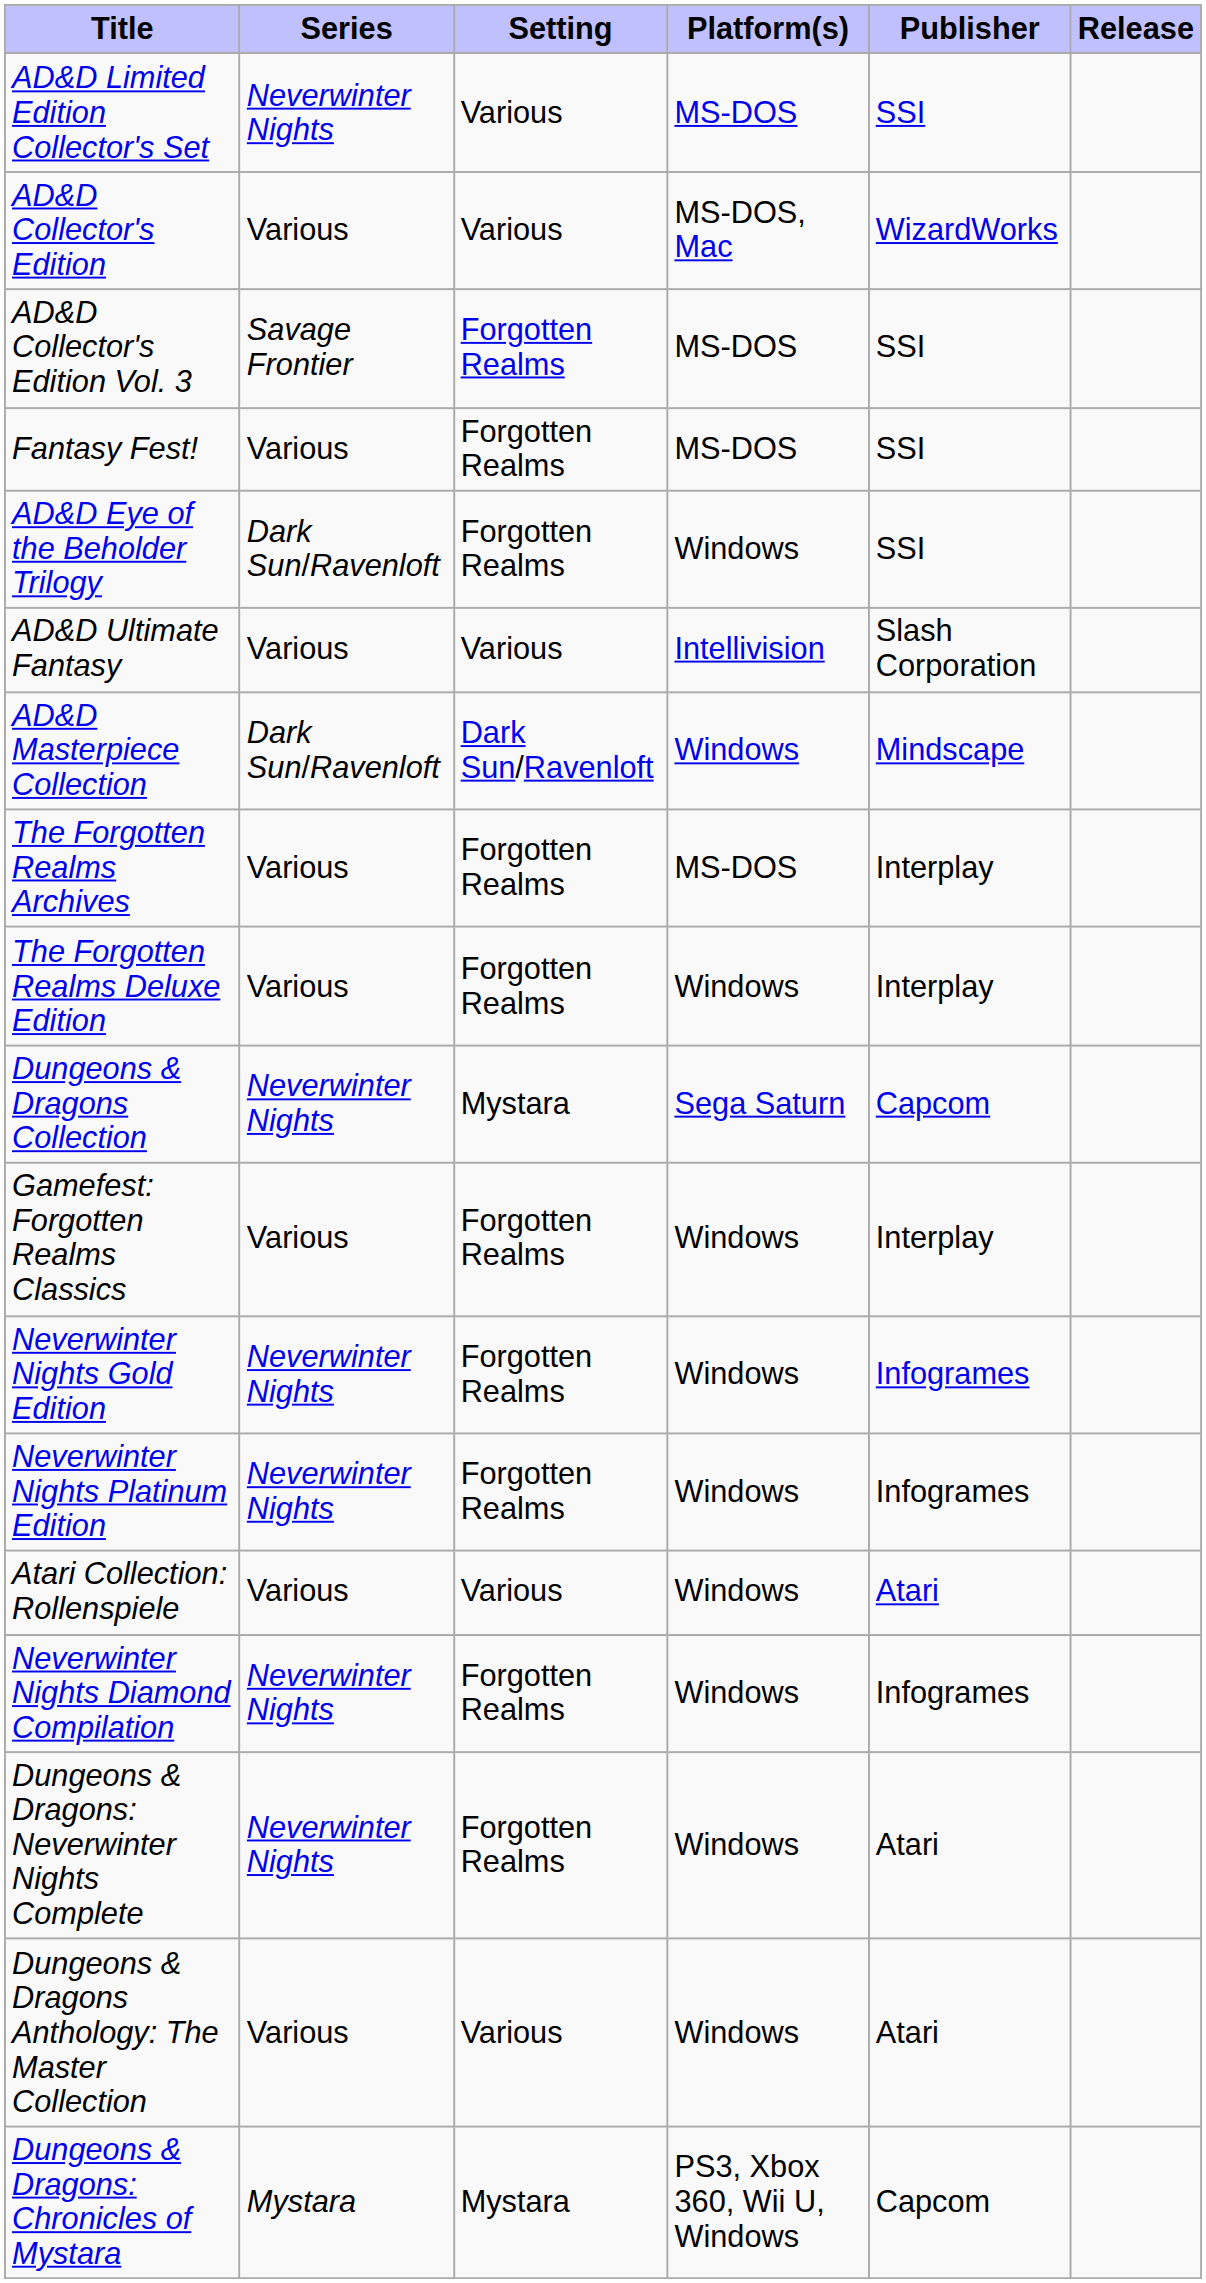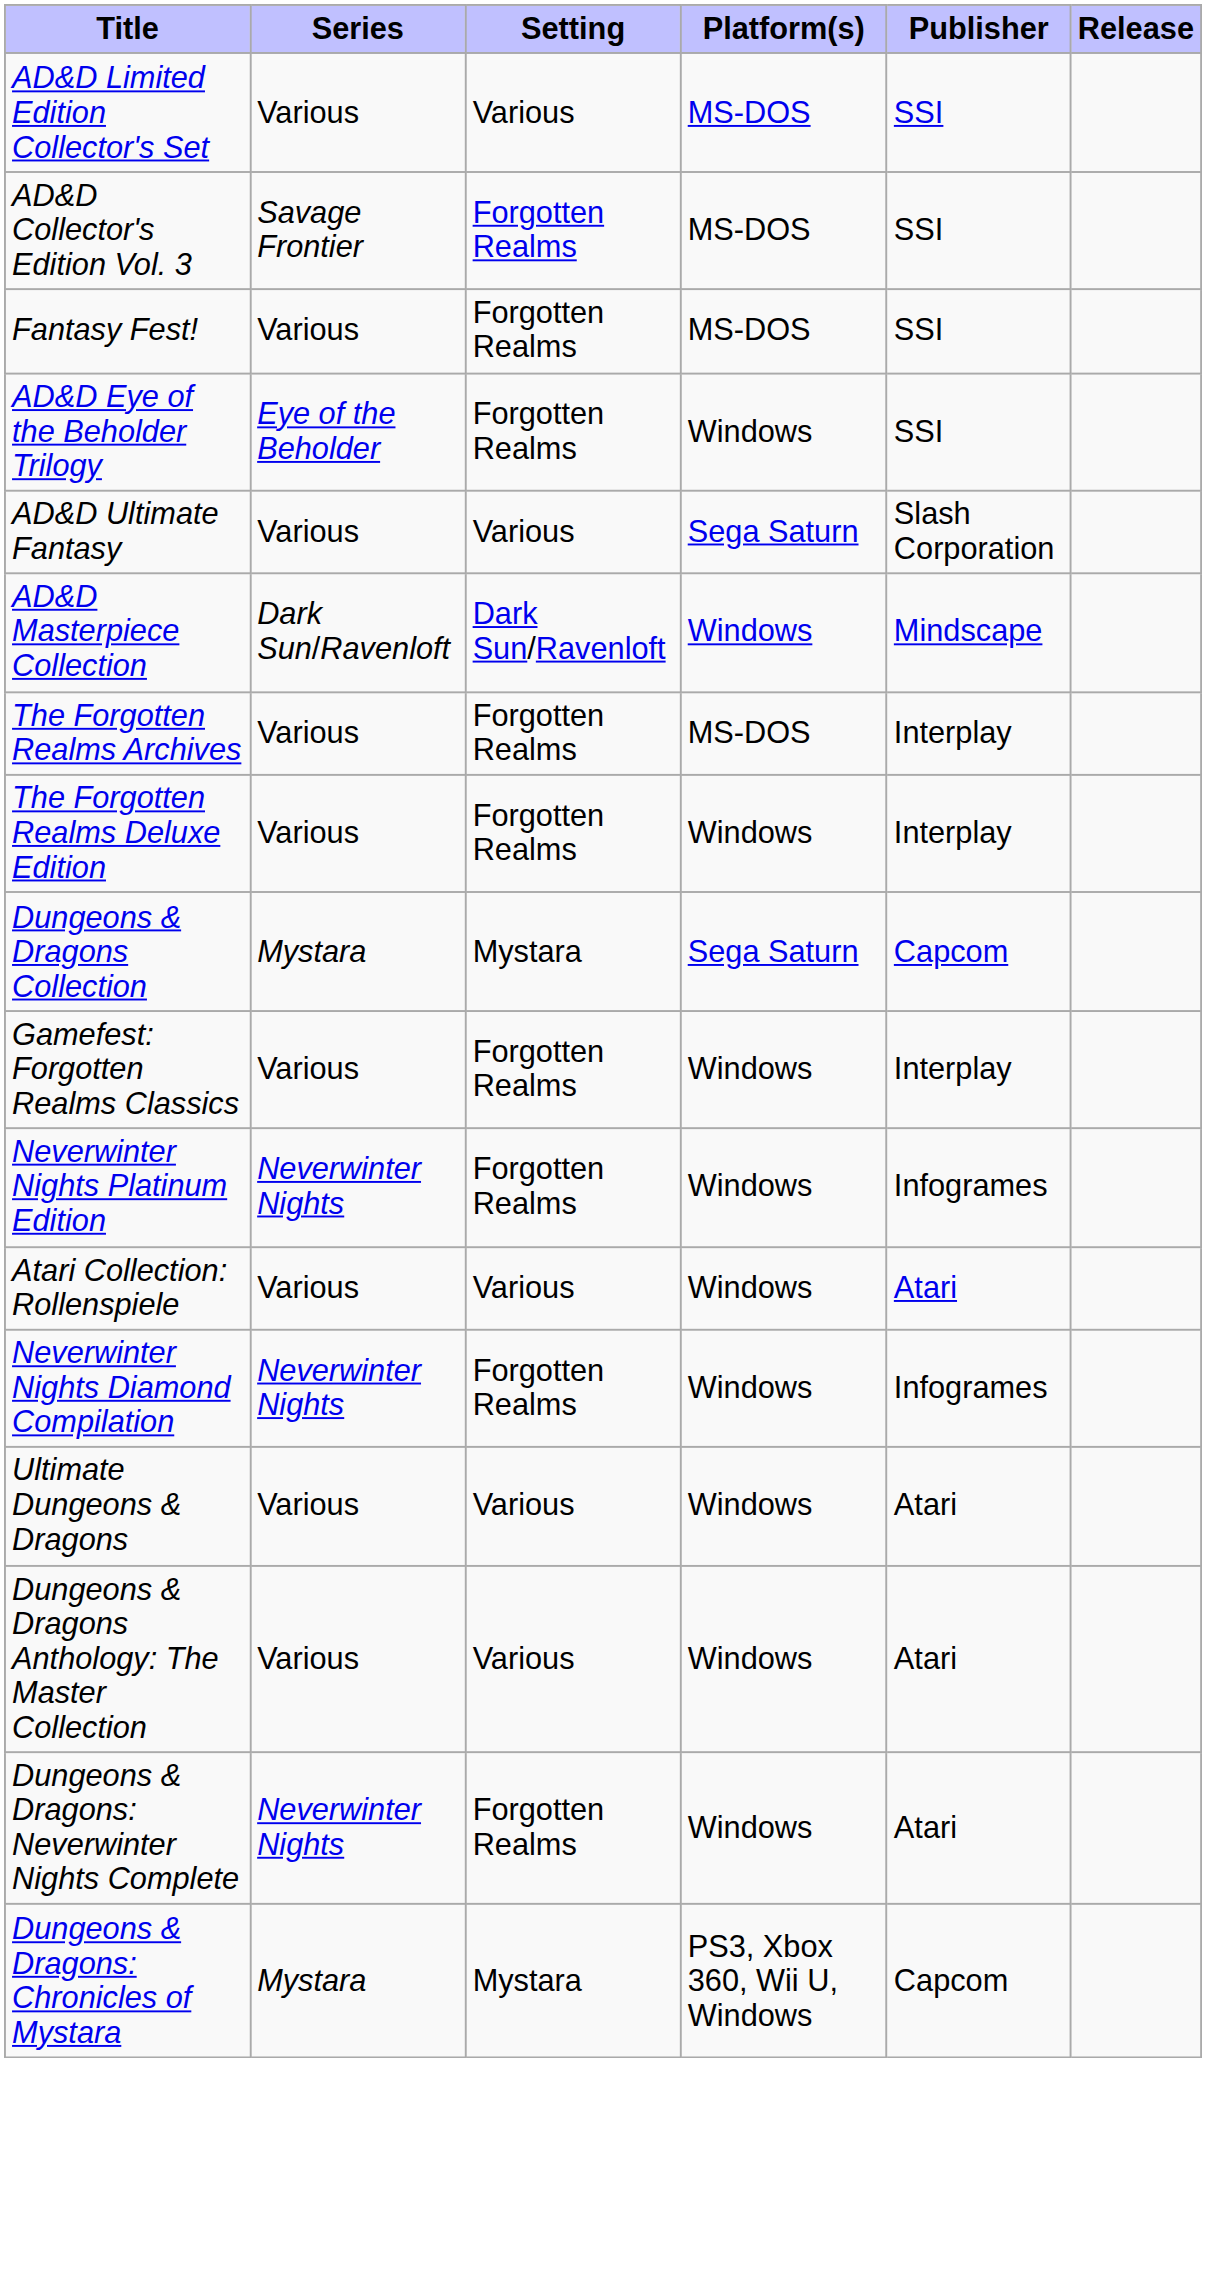(329, 112) Neverwinter Nights -> (308, 112) Various
- row: (83, 229)
(343, 548) Dark Sun/Ravenloft -> (326, 431) Eye of the Beholder
(750, 649) Intellivision -> (773, 531) Sega Saturn
(329, 1103) Neverwinter Nights -> (312, 951) Mystara
- row: (94, 1373)
+ row: (97, 1505)
rows swapped: (115, 2032) <-> (97, 1845)
